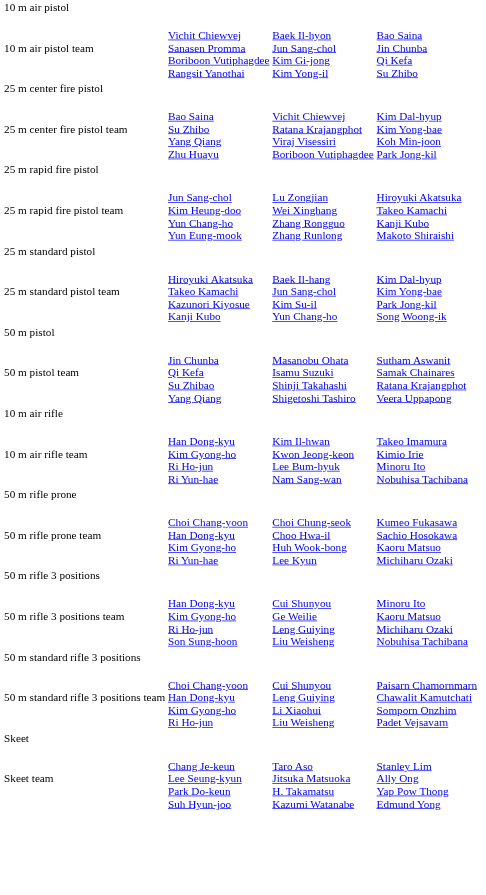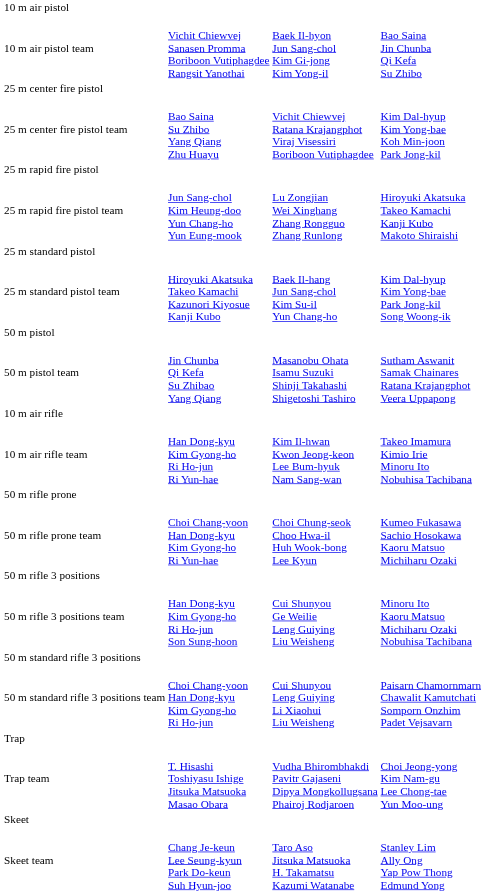+ row: (14, 738)
+ row: (27, 778)
